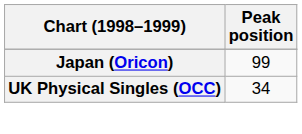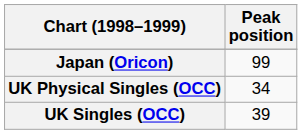+ row: (115, 115)
